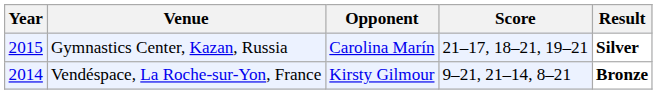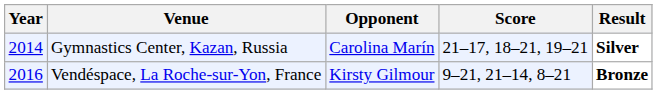(26, 47) 2015 -> (26, 47) 2014
(26, 75) 2014 -> (26, 75) 2016
